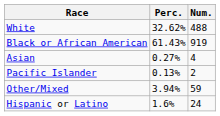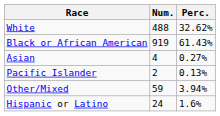columns swapped: (201, 12) <-> (169, 12)
